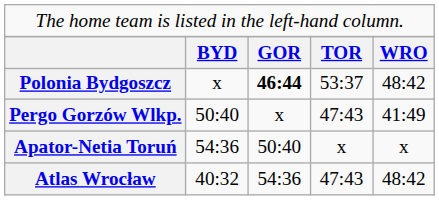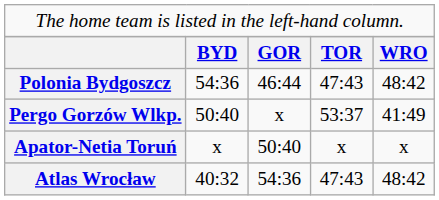(217, 83) x -> (217, 83) 54:36
(279, 83) bold -> (279, 83) normal
(342, 83) 53:37 -> (342, 83) 47:43
(342, 115) 47:43 -> (342, 115) 53:37
(217, 147) 54:36 -> (217, 147) x
